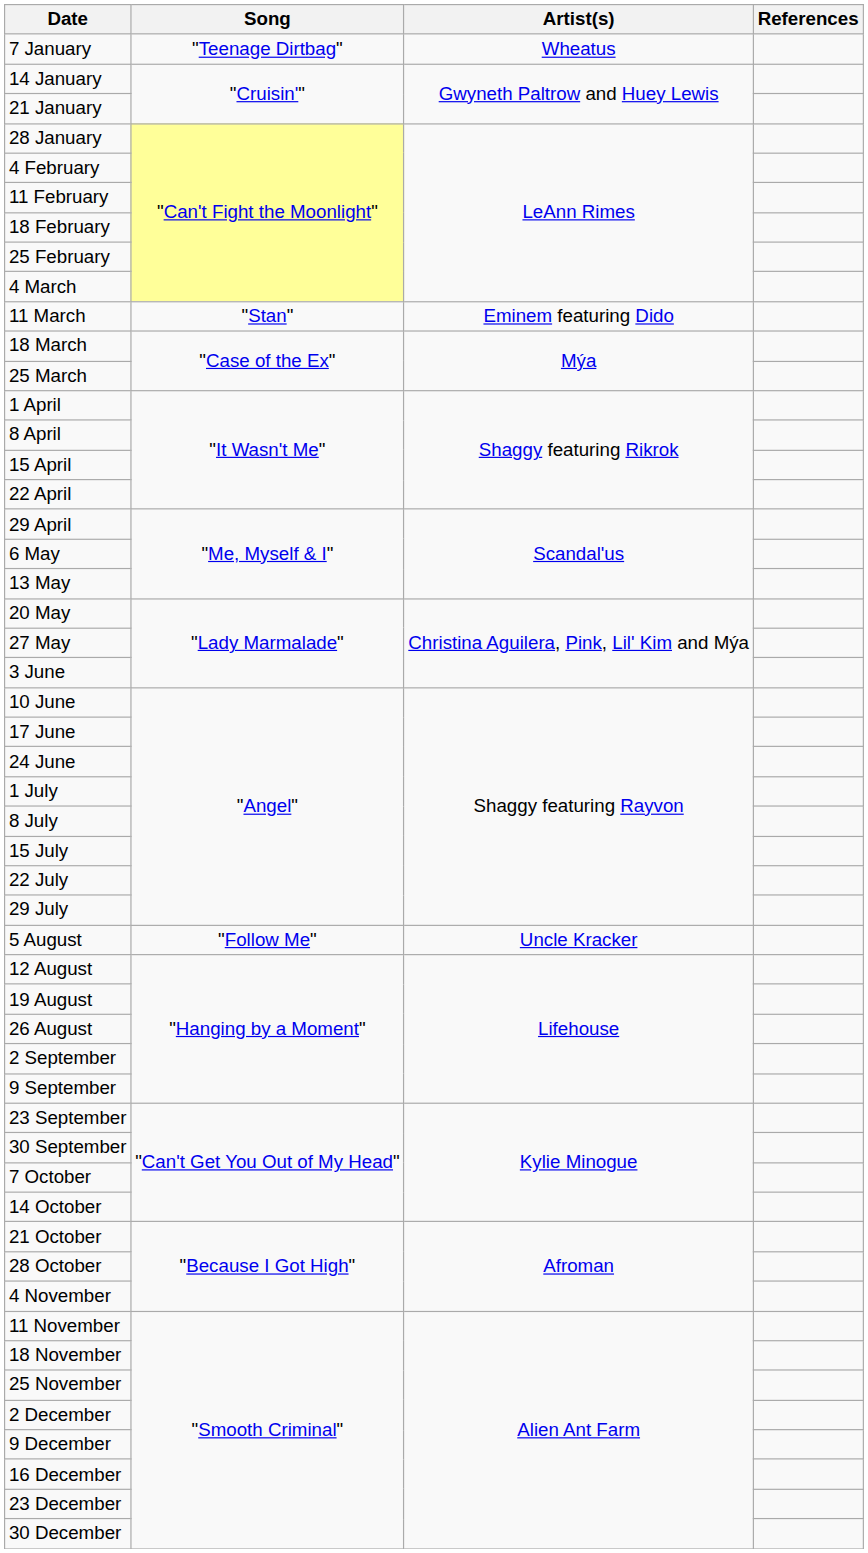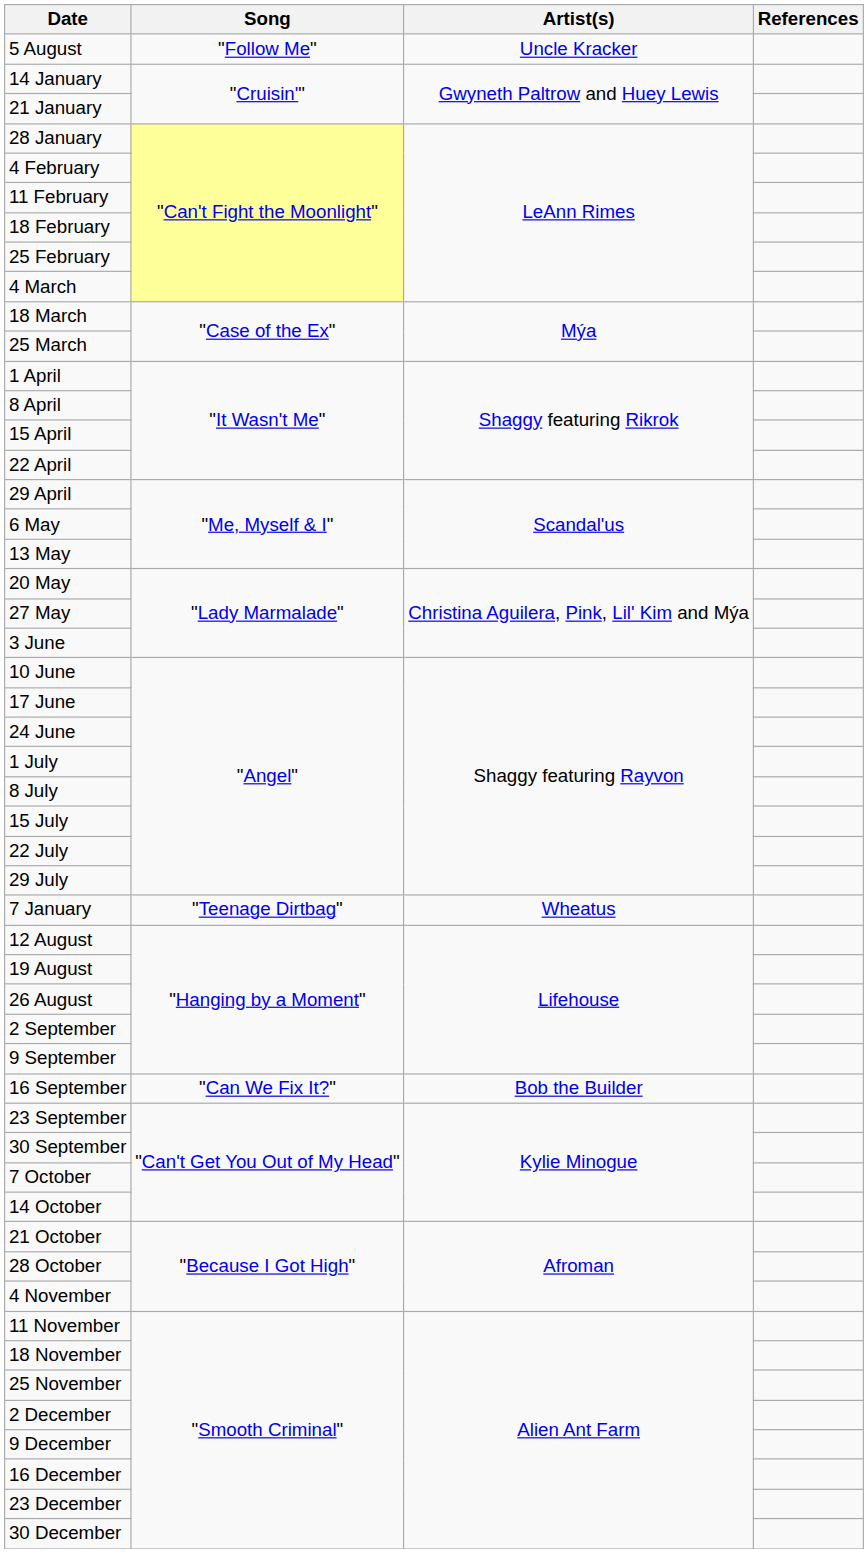rows swapped: (50, 49) <-> (45, 939)
- row: (47, 316)
+ row: (68, 1088)
